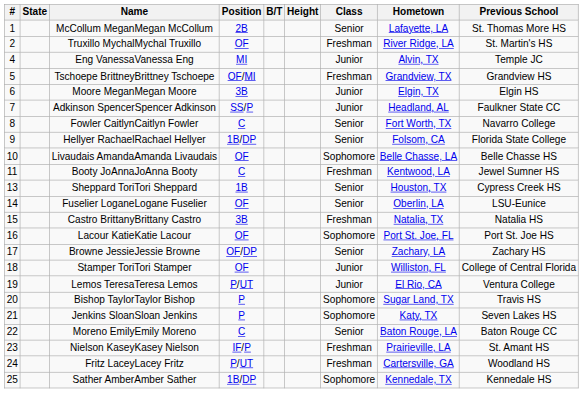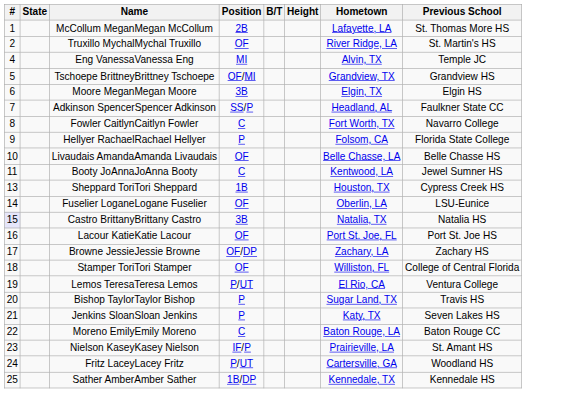- column: (349, 12)
(242, 140) 1B/DP -> (242, 140) P
(12, 220) no background -> (12, 220) lavender background
